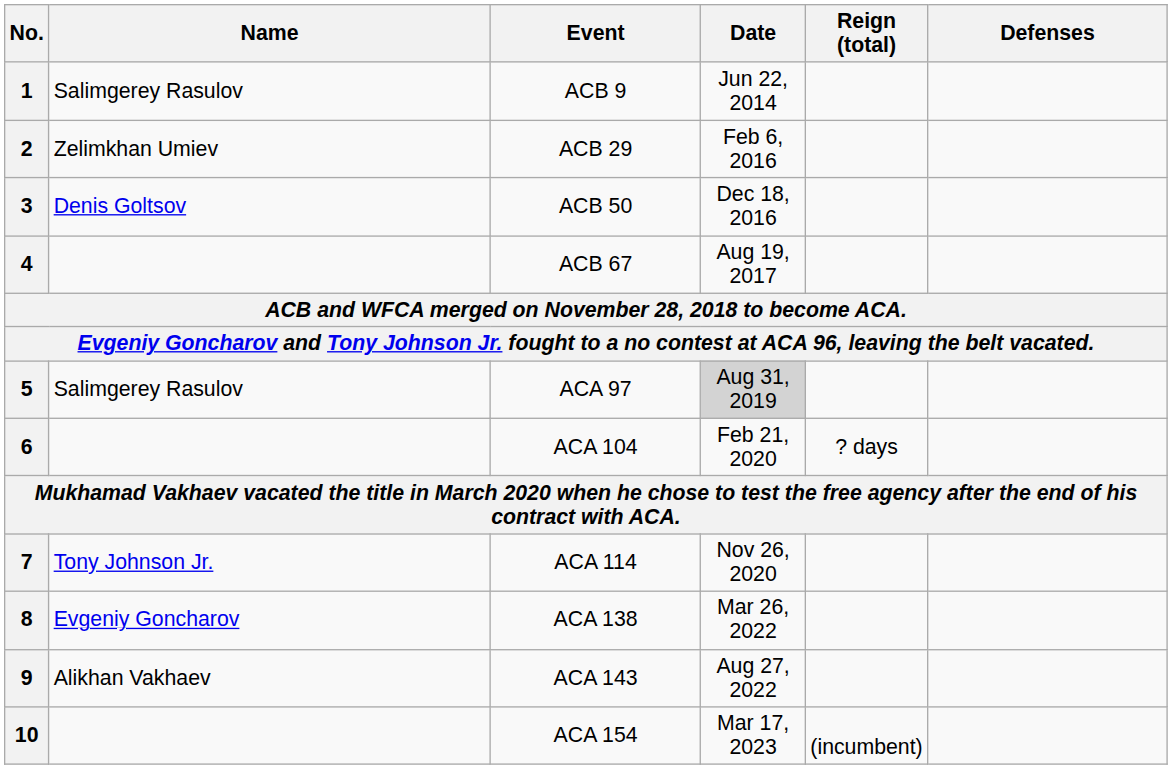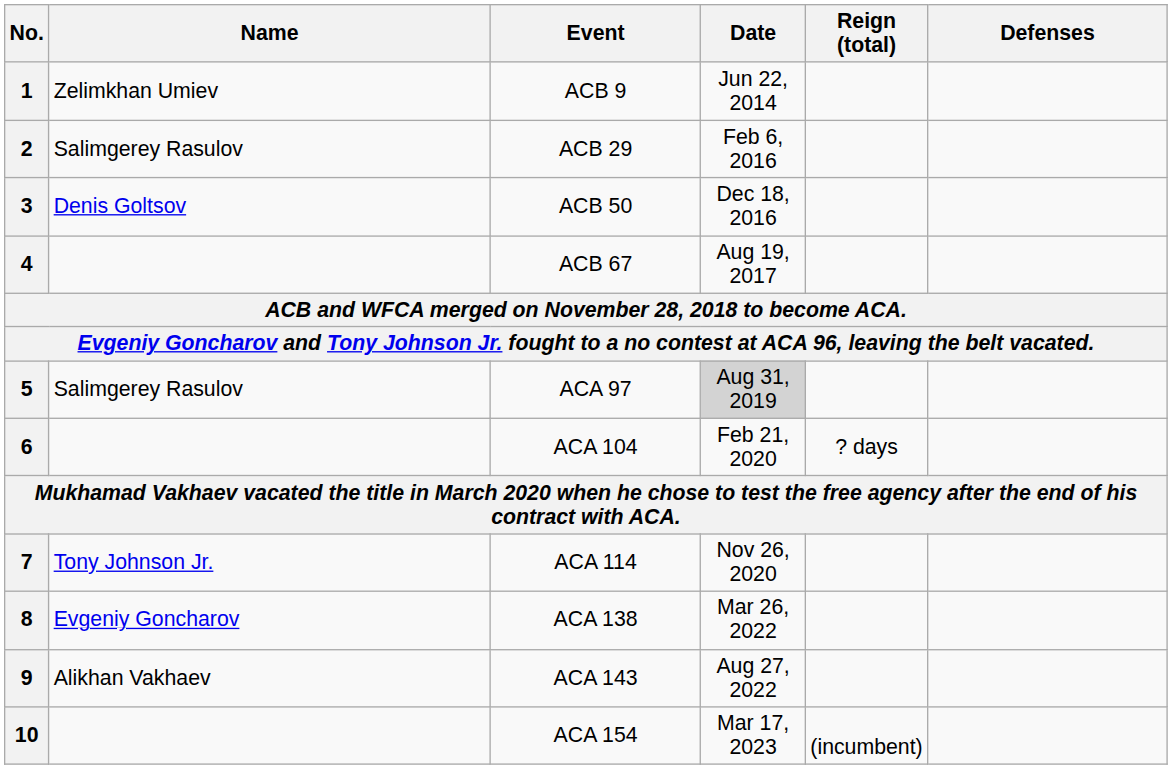(148, 91) Salimgerey Rasulov -> (136, 91) Zelimkhan Umiev
(136, 148) Zelimkhan Umiev -> (148, 148) Salimgerey Rasulov
